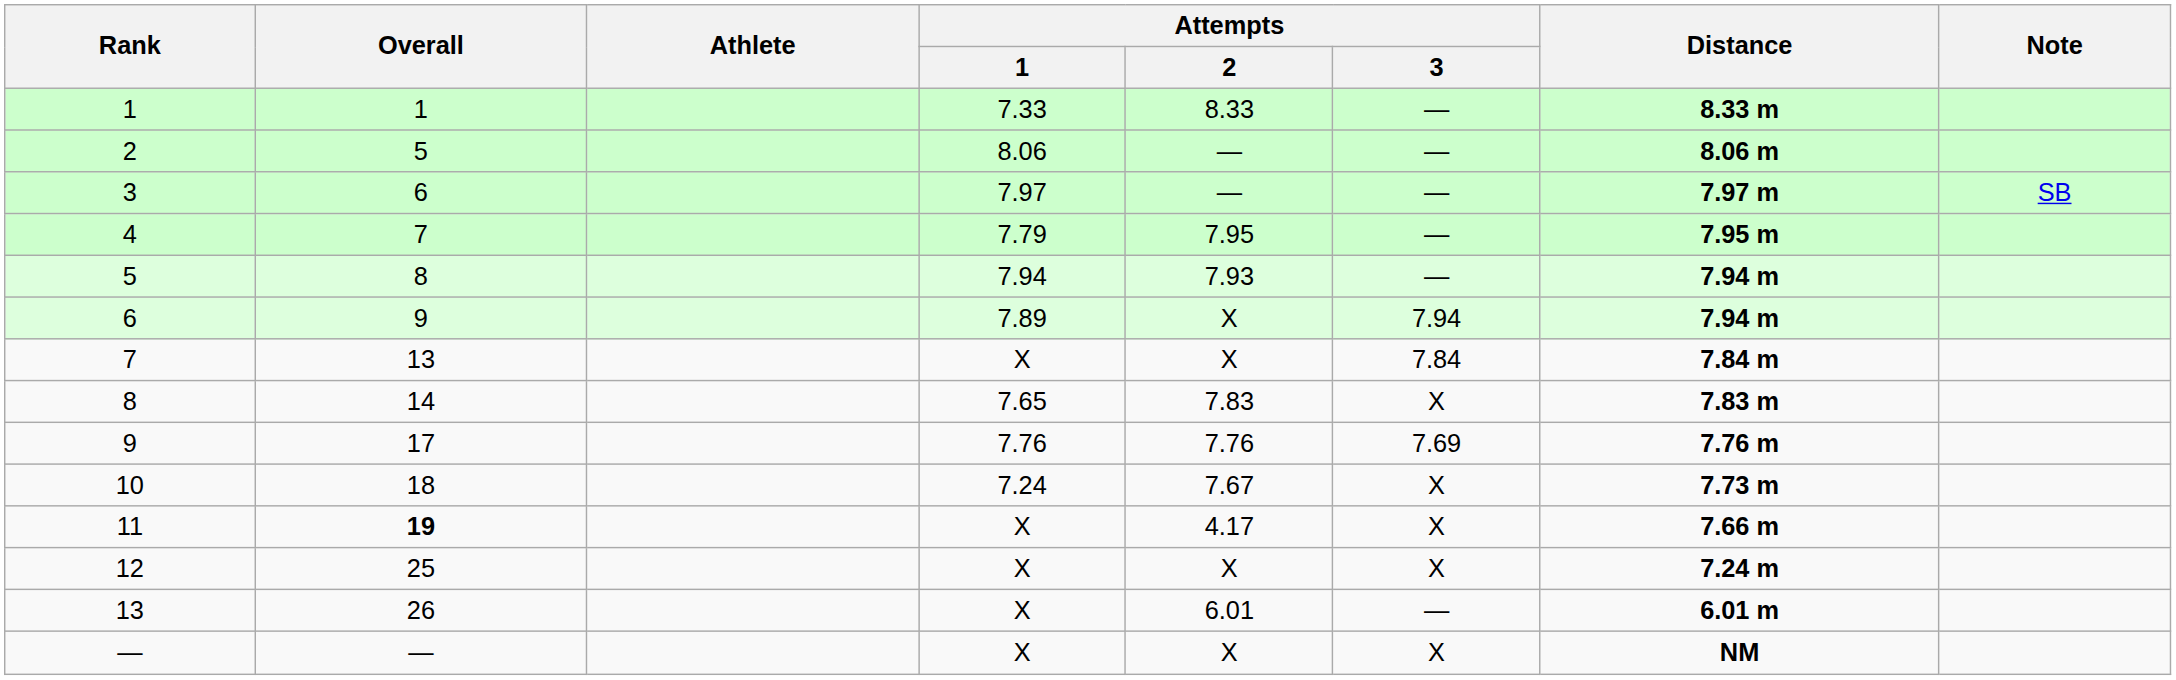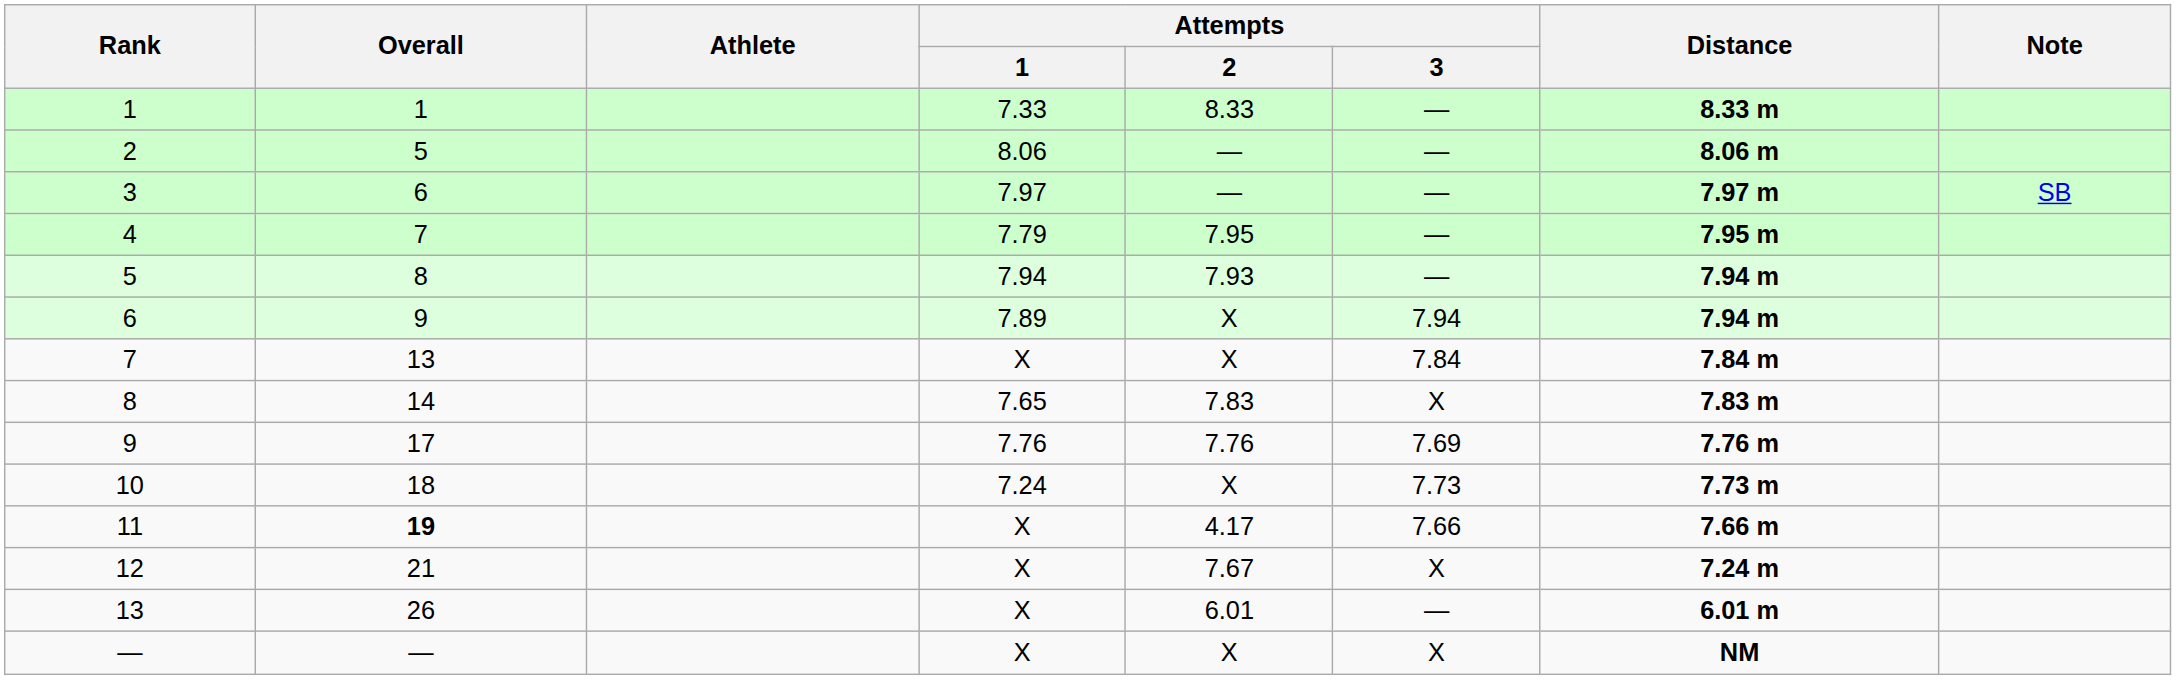(1229, 484) 7.67 -> (1229, 484) X
(1437, 484) X -> (1437, 484) 7.73
(1437, 526) X -> (1437, 526) 7.66
(421, 568) 25 -> (421, 568) 21
(1229, 568) X -> (1229, 568) 7.67
